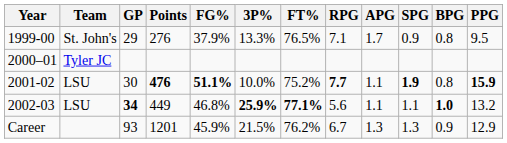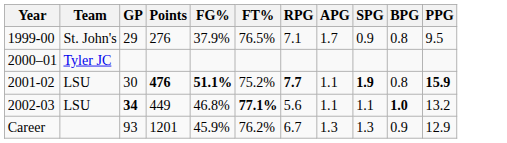- column: (258, 15)
